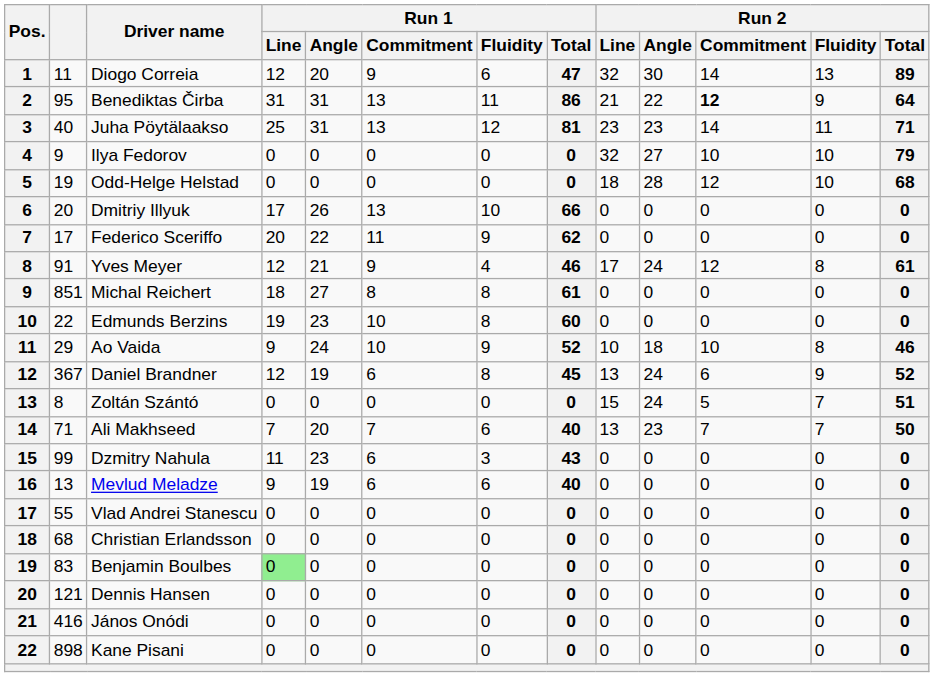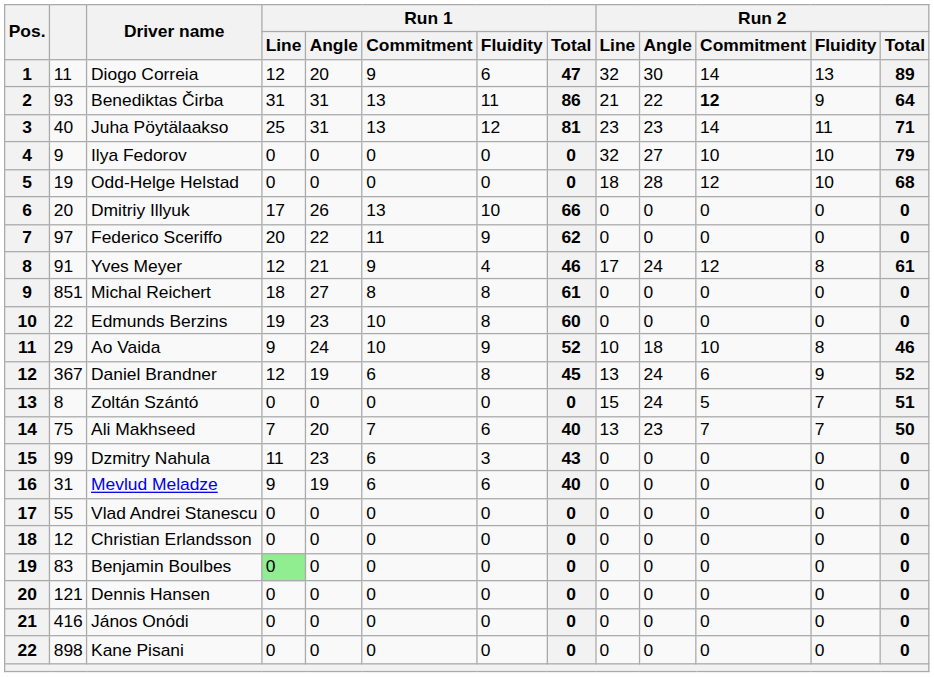(63, 100) 95 -> (63, 100) 93
(63, 237) 17 -> (63, 237) 97
(63, 430) 71 -> (63, 430) 75
(63, 484) 13 -> (63, 484) 31
(63, 539) 68 -> (63, 539) 12
